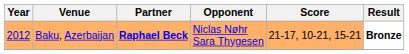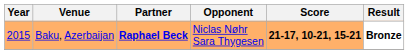(19, 36) 2012 -> (19, 36) 2015
(315, 36) normal -> (315, 36) bold
